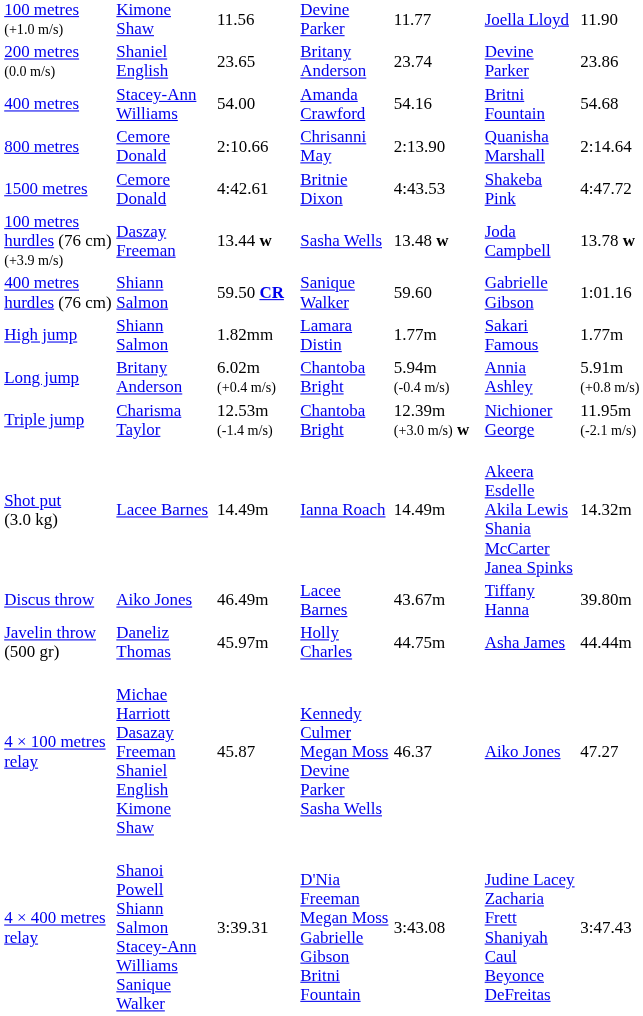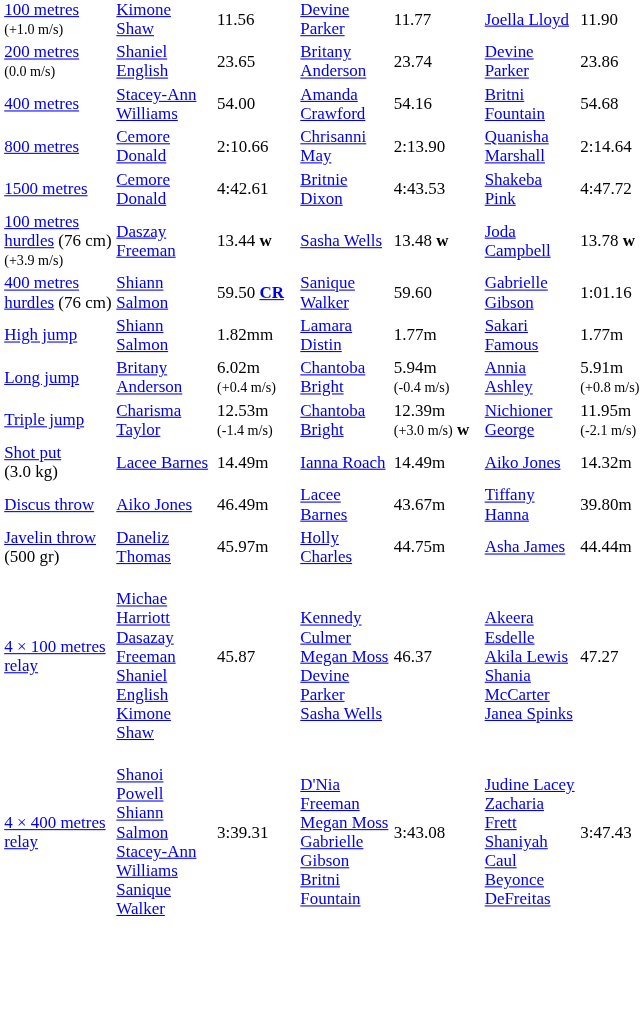(529, 519) Akeera Esdelle Akila Lewis Shania McCarter Janea Spinks -> (523, 462) Aiko Jones
(523, 751) Aiko Jones -> (529, 665) Akeera Esdelle Akila Lewis Shania McCarter Janea Spinks
